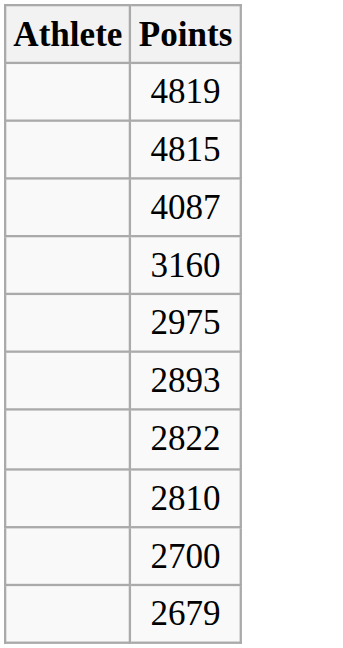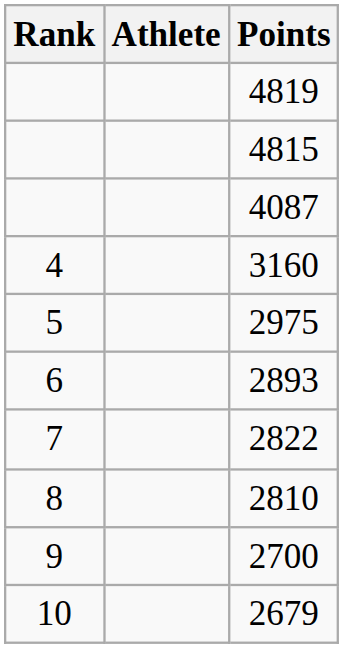+ column: (54, 33)
